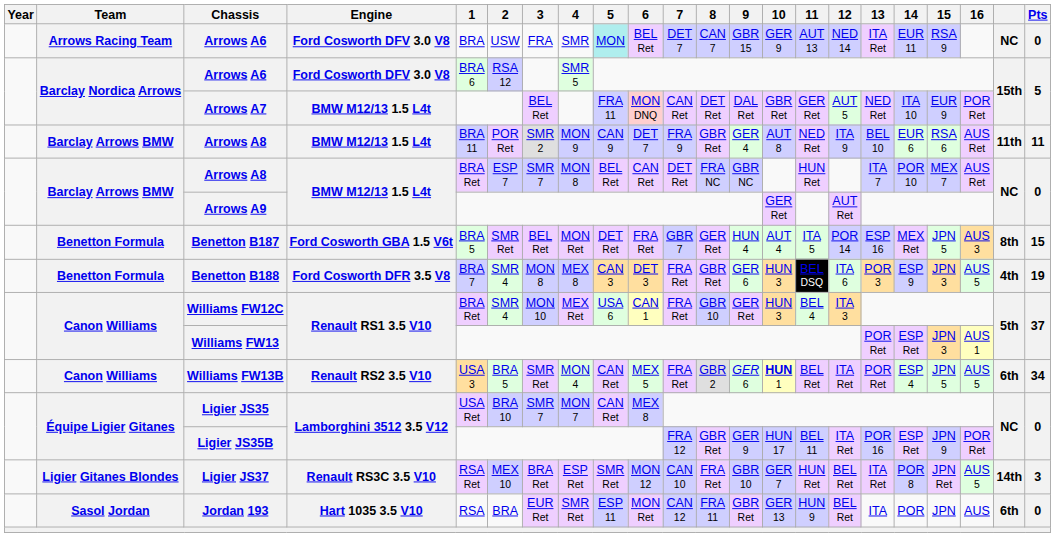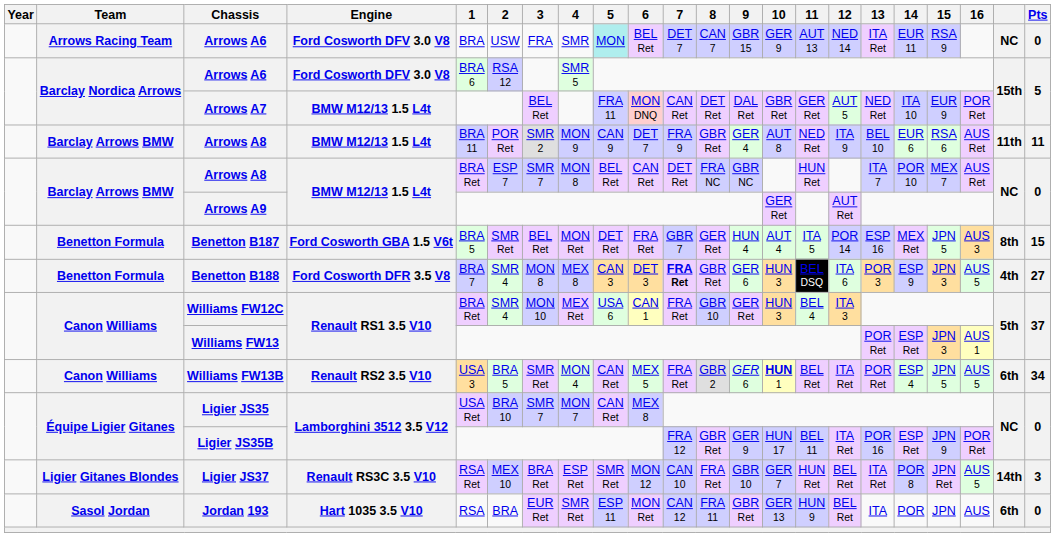(680, 275) normal -> (680, 275) bold
(1038, 275) 19 -> (1038, 275) 27
